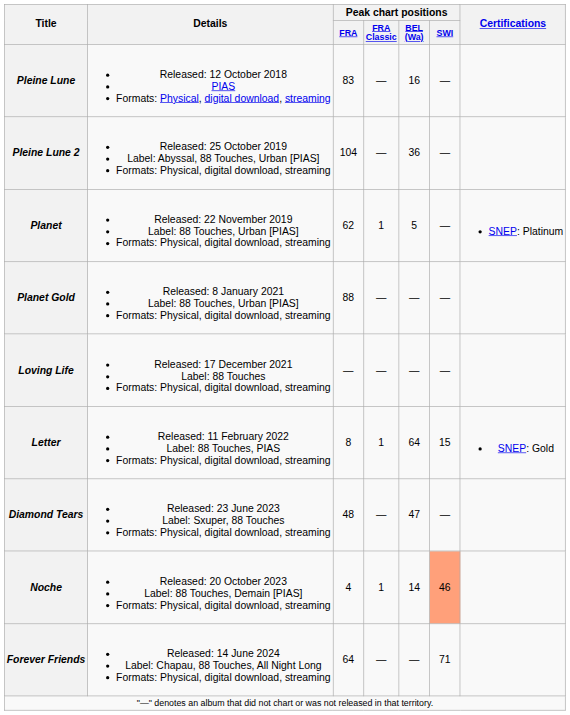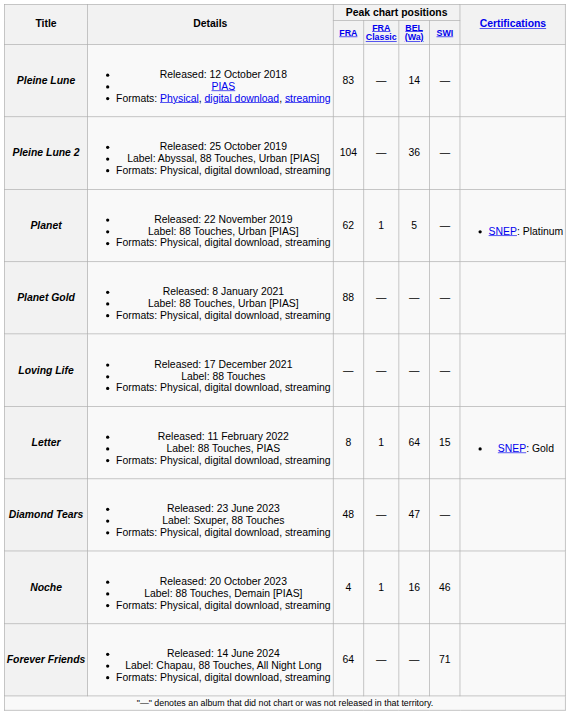(414, 80) 16 -> (414, 80) 14
(414, 587) 14 -> (414, 587) 16
(445, 587) lightsalmon background -> (445, 587) no background
